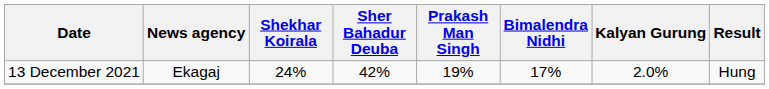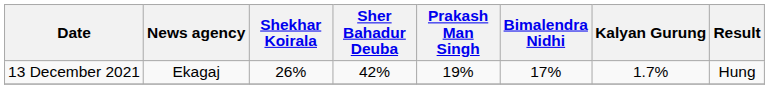(291, 72) 24% -> (291, 72) 26%
(651, 72) 2.0% -> (651, 72) 1.7%
